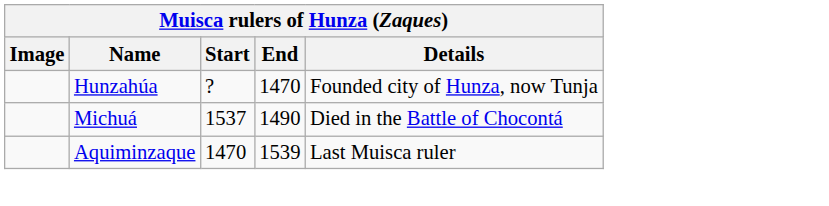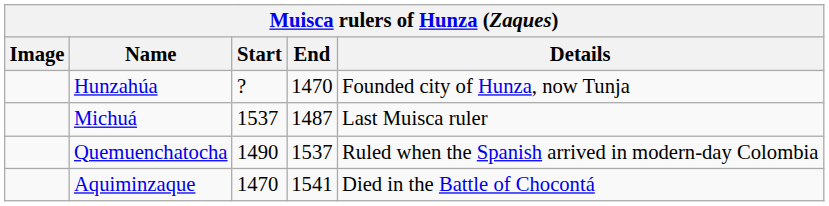(280, 119) 1490 -> (312, 119) 1487
(436, 119) Died in the Battle of Chocontá -> (415, 119) Last Muisca ruler
+ row: (151, 151)
(280, 151) 1539 -> (312, 184) 1541
(383, 151) Last Muisca ruler -> (468, 184) Died in the Battle of Chocontá
